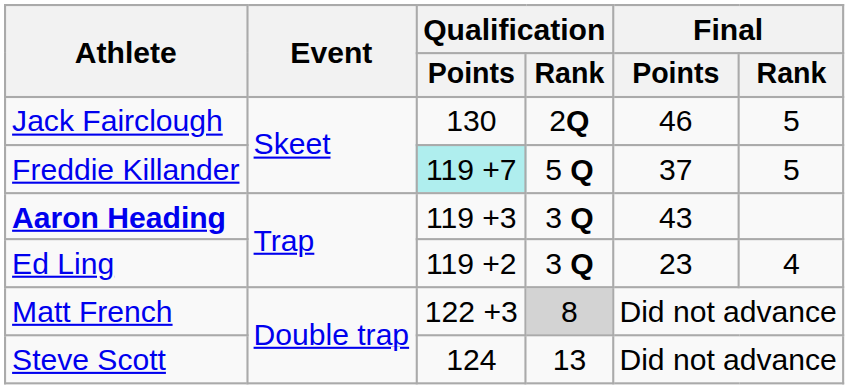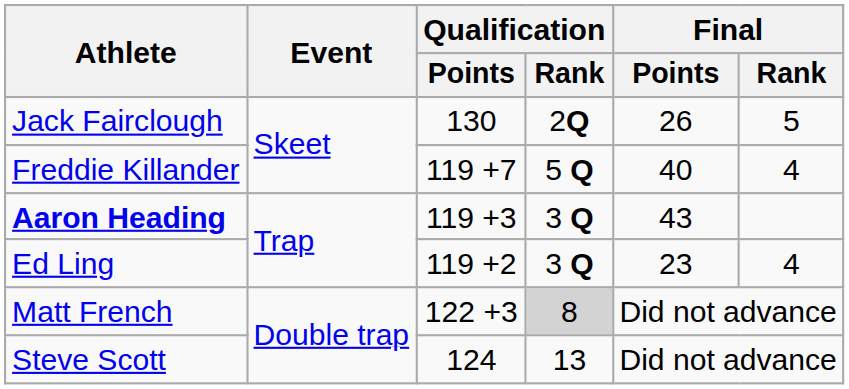(676, 122) 46 -> (676, 122) 26
(471, 169) paleturquoise background -> (471, 169) no background
(676, 169) 37 -> (676, 169) 40
(791, 169) 5 -> (791, 169) 4
